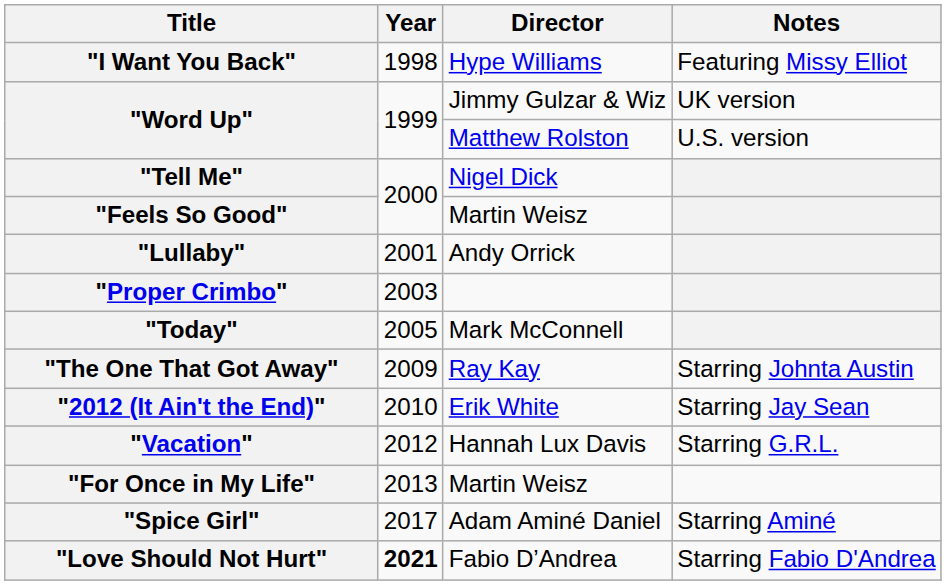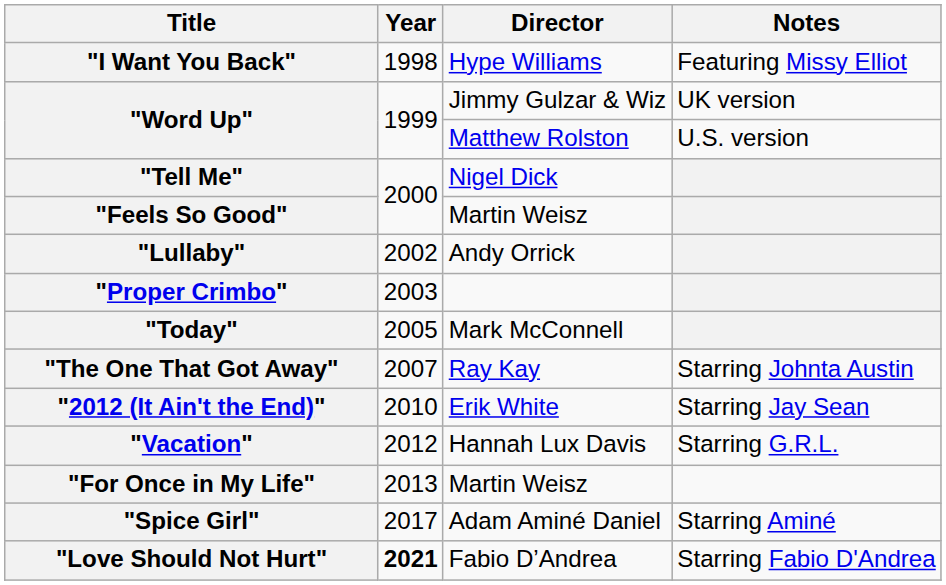(411, 253) 2001 -> (411, 253) 2002
(411, 368) 2009 -> (411, 368) 2007
